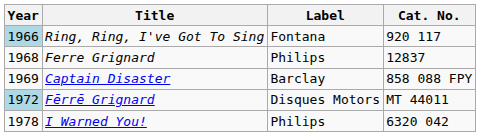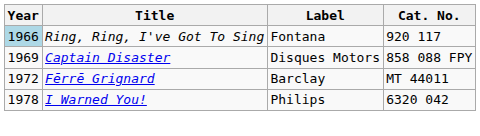- row: (100, 57)
(298, 79) Barclay -> (325, 57) Disques Motors
(23, 100) lightblue background -> (23, 79) no background
(325, 100) Disques Motors -> (298, 79) Barclay
